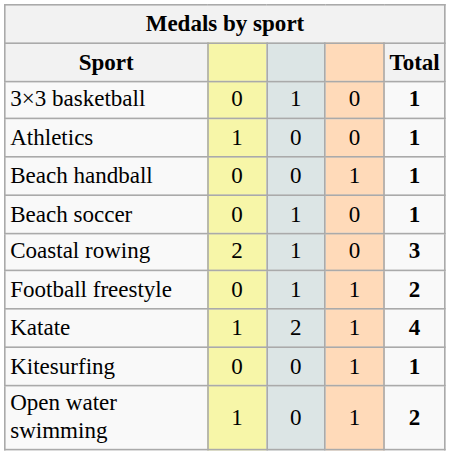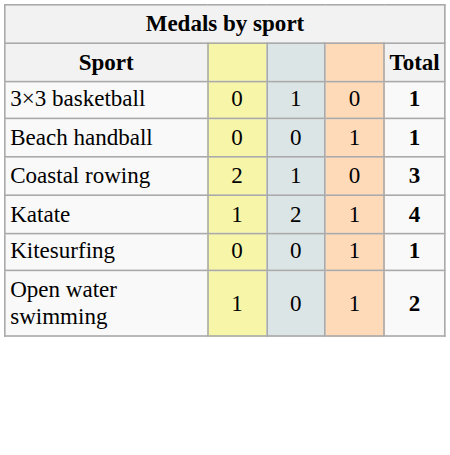- row: (52, 137)
- row: (71, 213)
- row: (91, 289)
